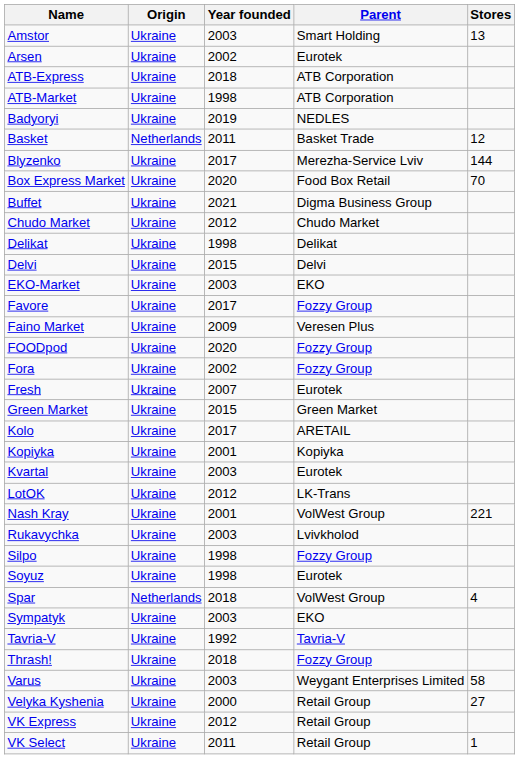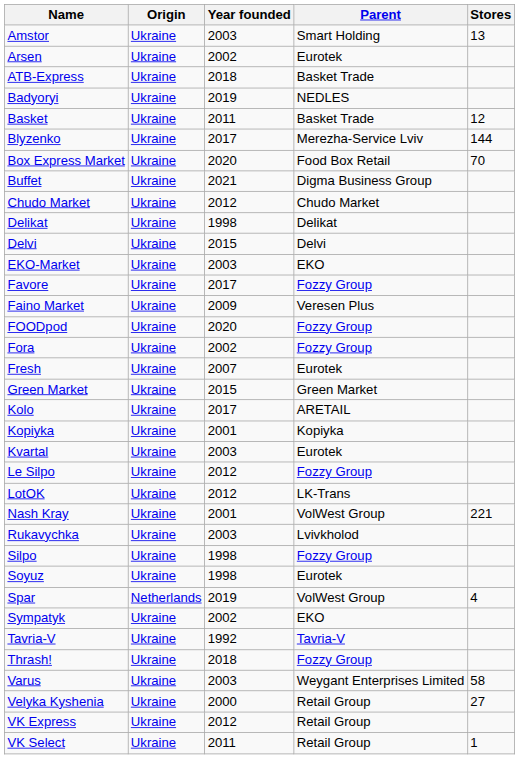(345, 77) ATB Corporation -> (335, 77) Basket Trade
- row: (42, 98)
(166, 139) Netherlands -> (153, 118) Ukraine
+ row: (31, 472)
(222, 597) 2018 -> (222, 597) 2019
(222, 618) 2003 -> (222, 618) 2002
